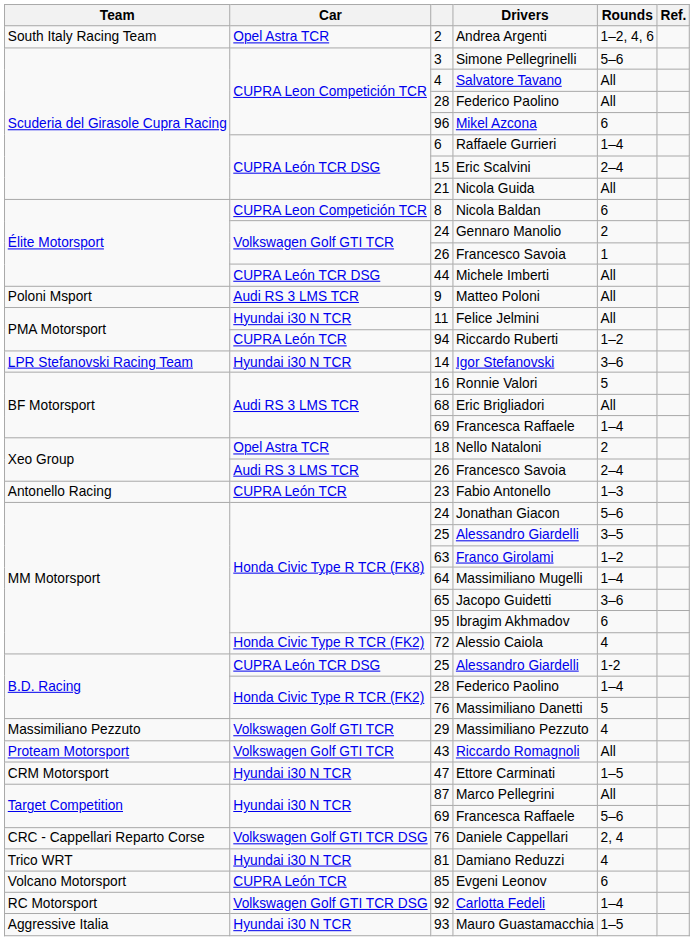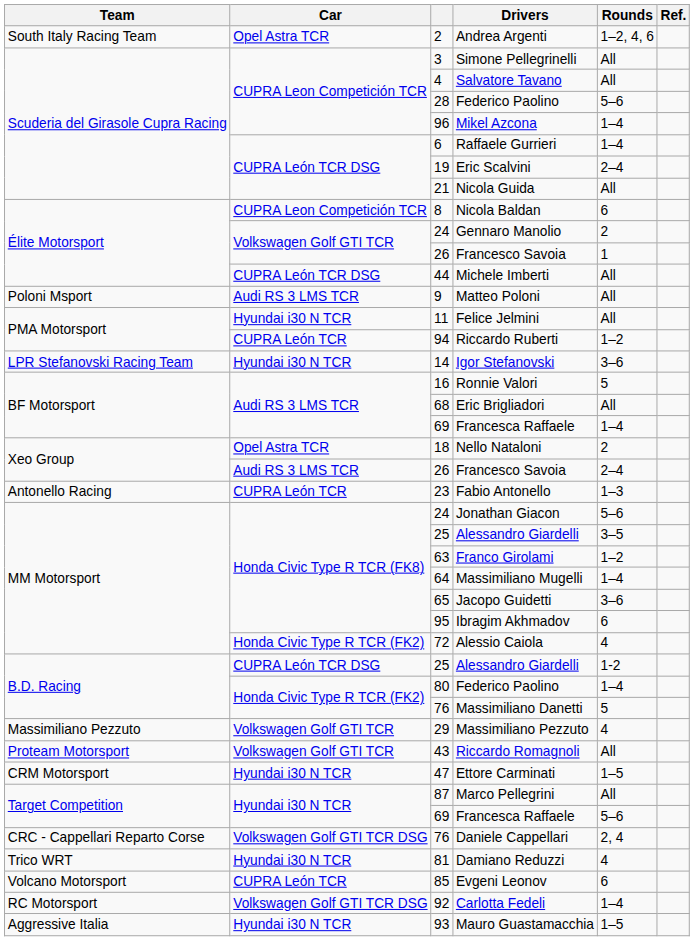(612, 58) 5–6 -> (608, 58) All
(608, 102) All -> (612, 102) 5–6
(604, 123) 6 -> (612, 123) 1–4
(442, 166) 15 -> (442, 166) 19
(442, 686) 28 -> (442, 686) 80
